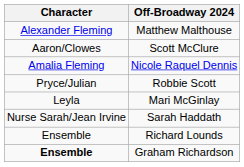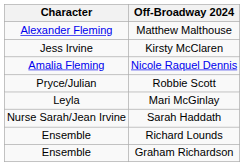+ row: (184, 48)
- row: (184, 48)
(66, 153) bold -> (66, 153) normal
